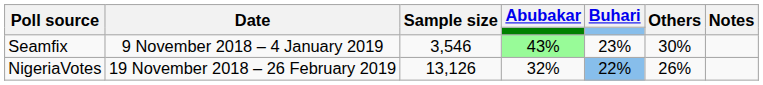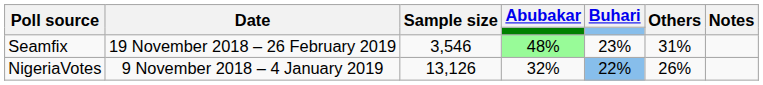(253, 46) 9 November 2018 – 4 January 2019 -> (253, 46) 19 November 2018 – 26 February 2019
(543, 46) 43% -> (543, 46) 48%
(675, 46) 30% -> (675, 46) 31%
(253, 69) 19 November 2018 – 26 February 2019 -> (253, 69) 9 November 2018 – 4 January 2019
